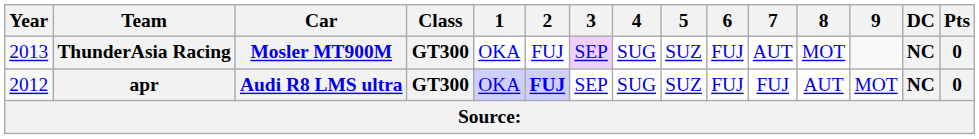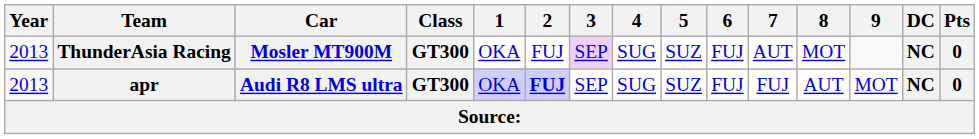(29, 84) 2012 -> (29, 84) 2013
